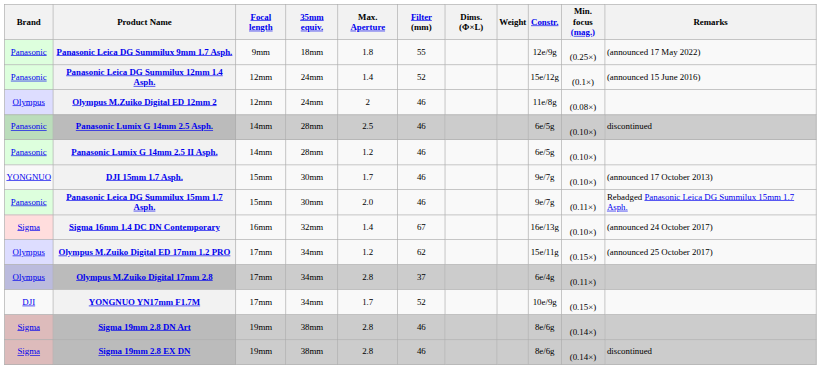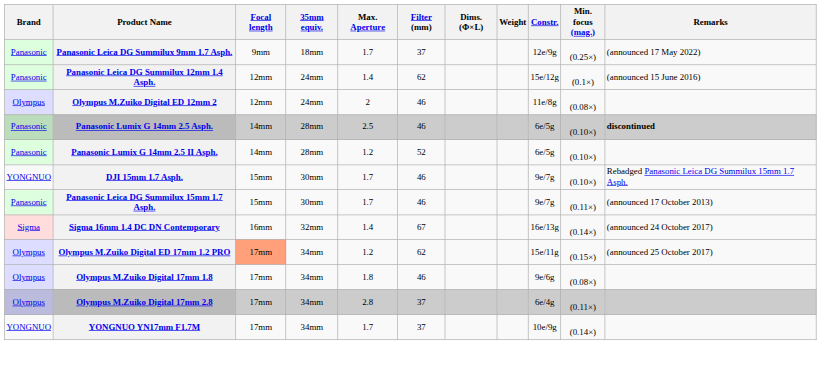(368, 51) 1.8 -> (368, 51) 1.7
(421, 51) 55 -> (421, 51) 37
(421, 76) 52 -> (421, 76) 62
(629, 126) normal -> (631, 126) bold
(421, 151) 46 -> (421, 151) 52
(660, 176) (announced 17 October 2013) -> (700, 176) Rebadged Panasonic Leica DG Summilux 15mm 1.7 Asph.
(368, 201) 2.0 -> (368, 201) 1.7
(701, 201) Rebadged Panasonic Leica DG Summilux 15mm 1.7 Asph. -> (660, 201) (announced 17 October 2013)
(583, 232) (0.10×) -> (583, 232) (0.14×)
(261, 251) no background -> (261, 251) lightsalmon background
+ row: (144, 276)
(29, 301) DJI -> (29, 326) YONGNUO
(421, 301) 52 -> (421, 326) 37
(583, 307) (0.15×) -> (583, 331) (0.14×)
- row: (144, 326)
- row: (144, 351)
